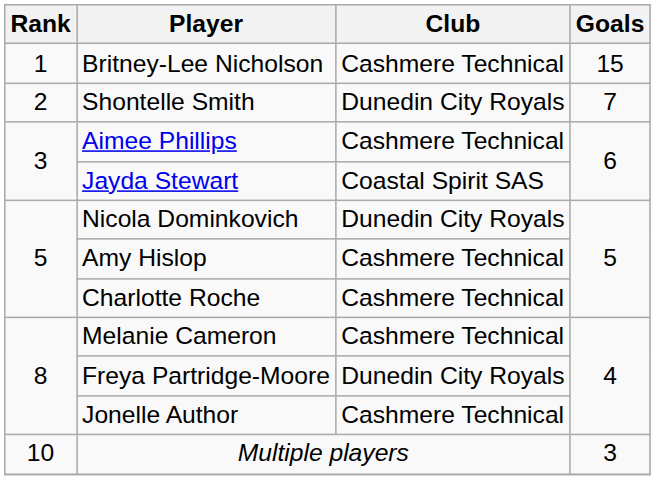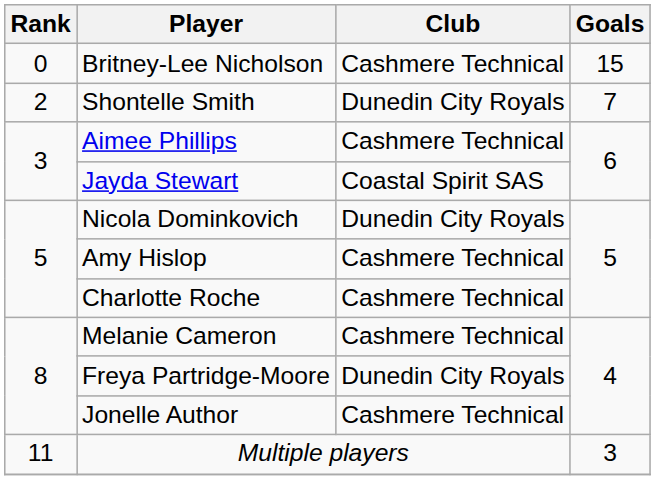(41, 63) 1 -> (41, 63) 0
(41, 453) 10 -> (41, 453) 11
